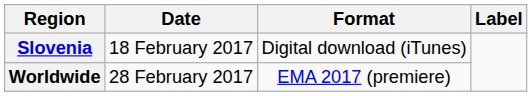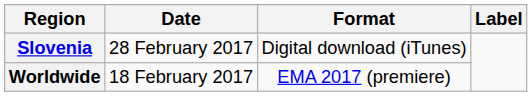(181, 47) 18 February 2017 -> (181, 47) 28 February 2017
(181, 76) 28 February 2017 -> (181, 76) 18 February 2017
